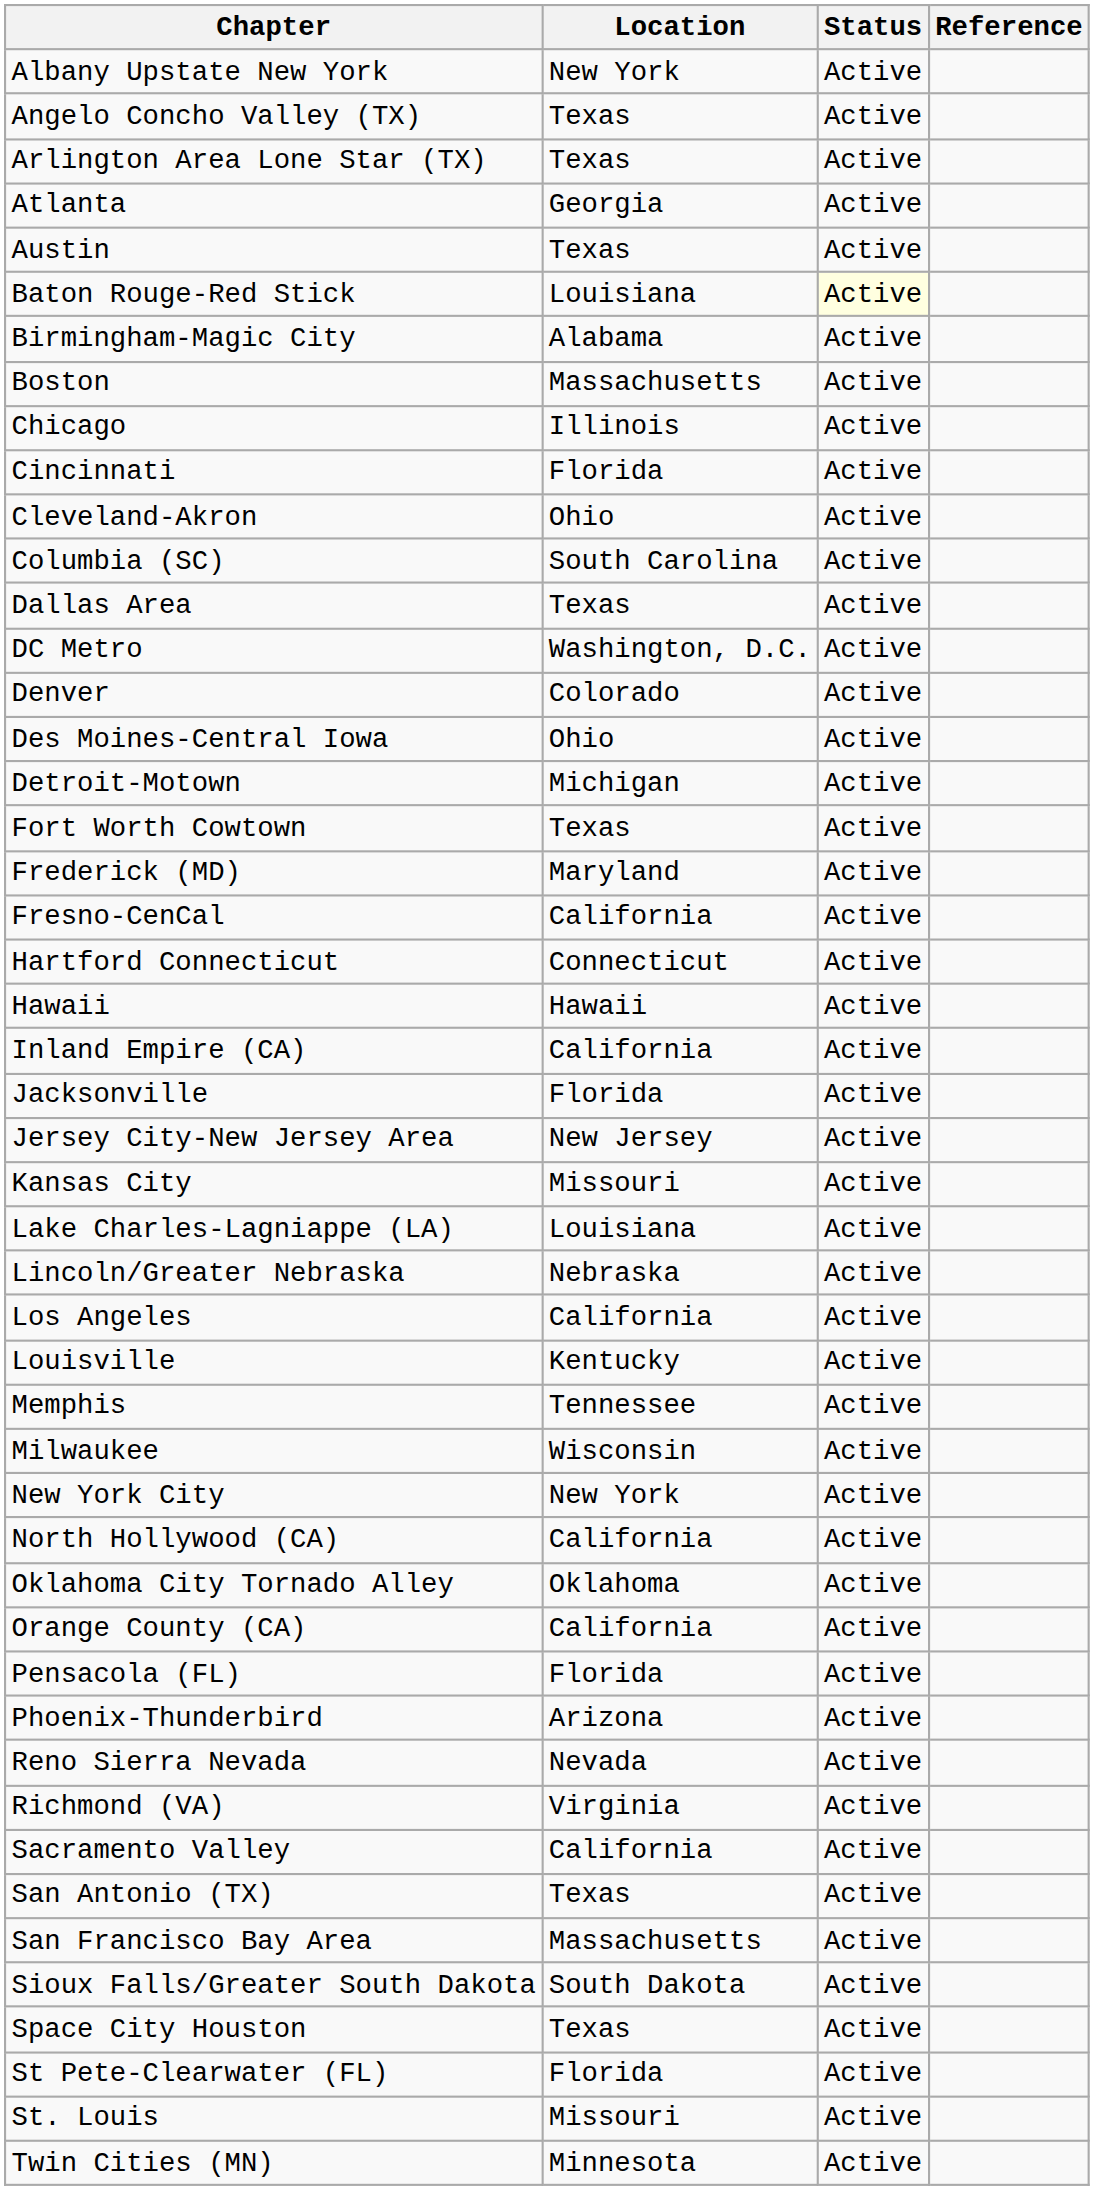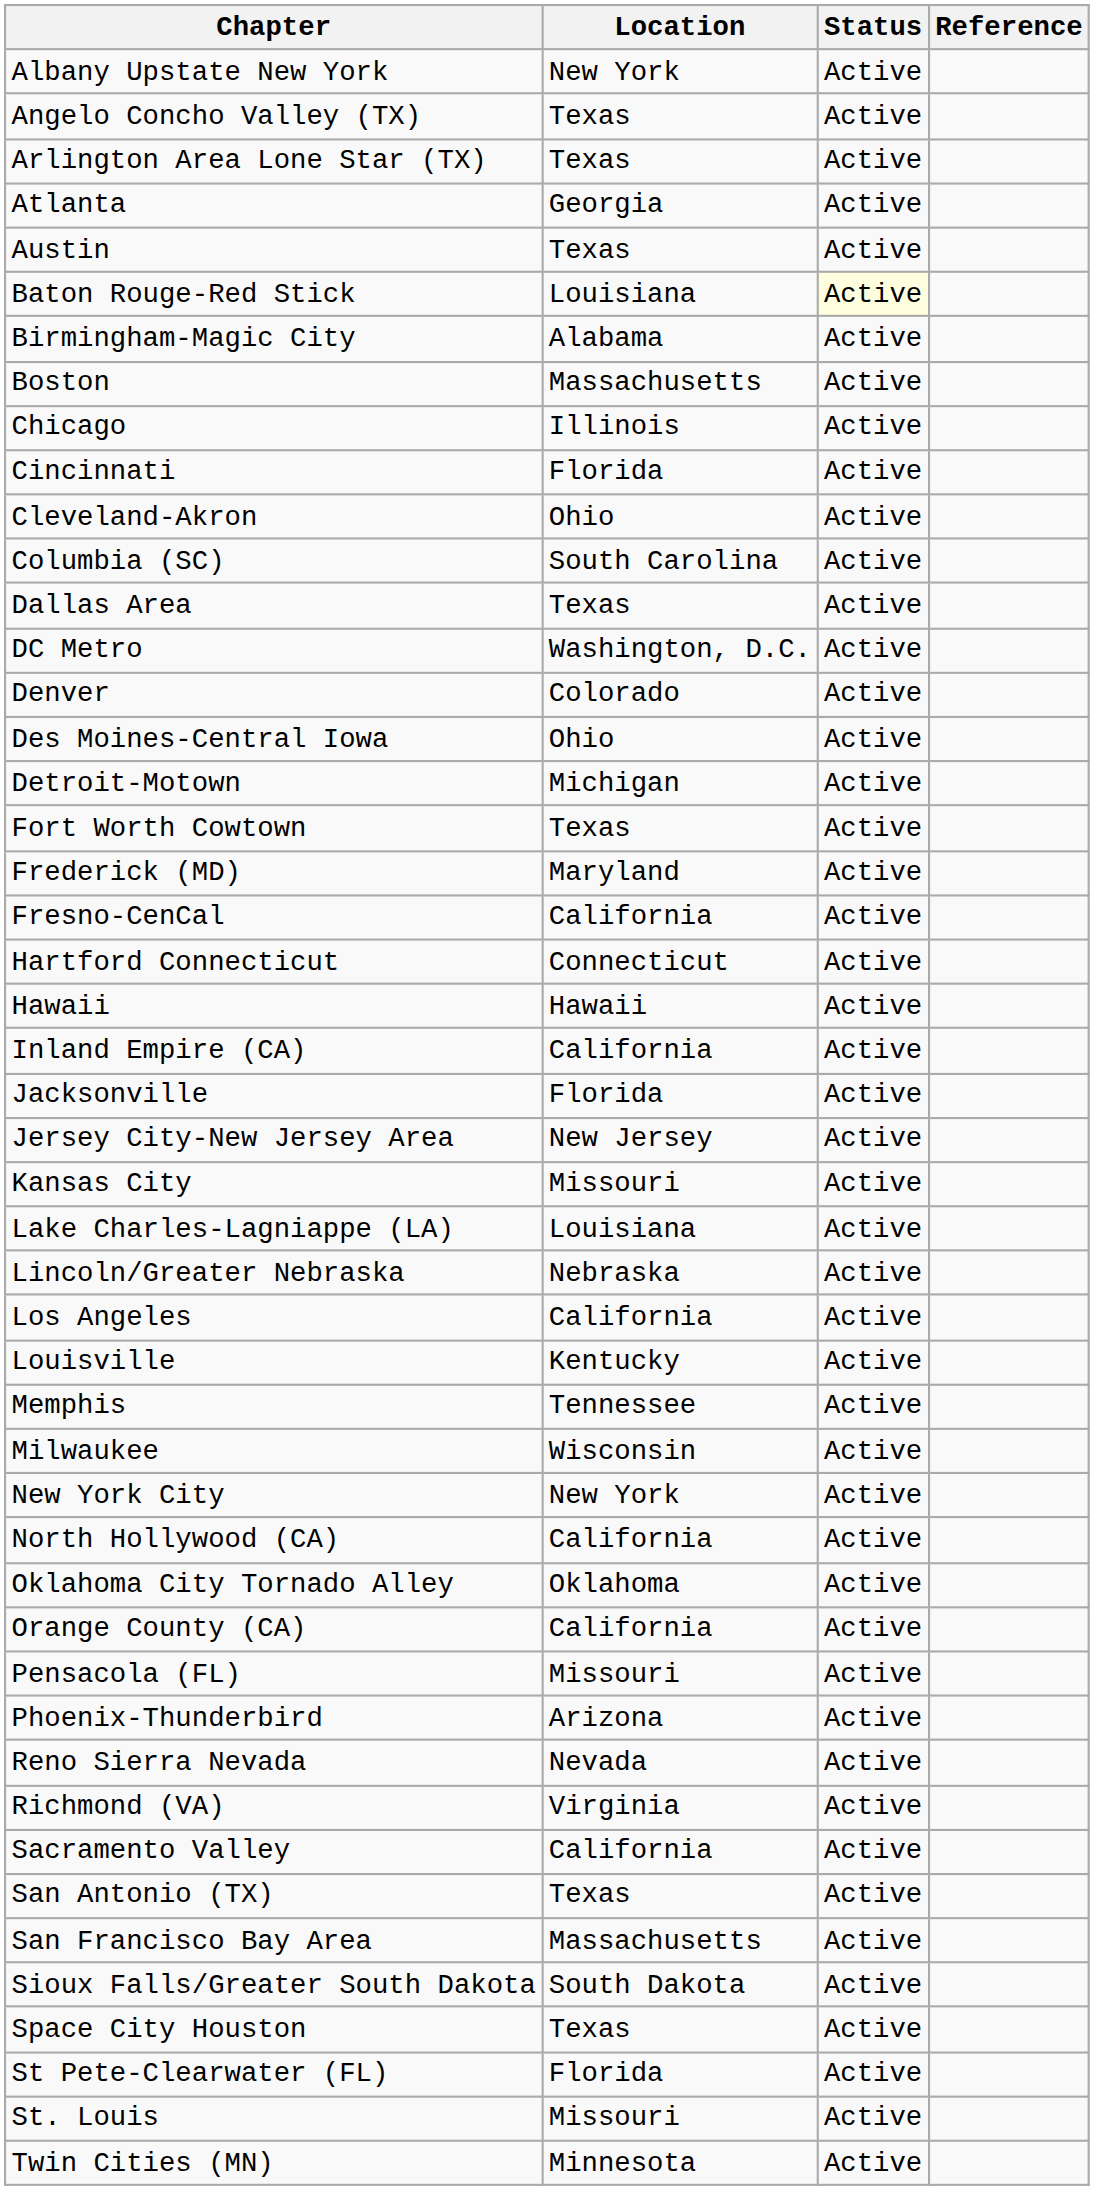(606, 1674) Florida -> (614, 1674) Missouri
